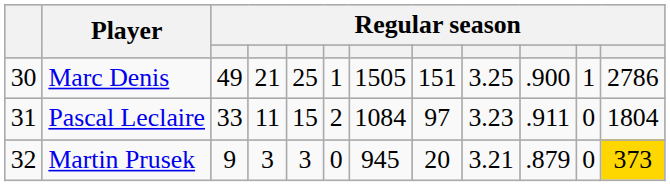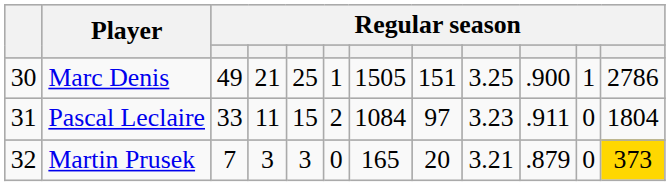(230, 159) 9 -> (230, 159) 7
(380, 159) 945 -> (380, 159) 165
